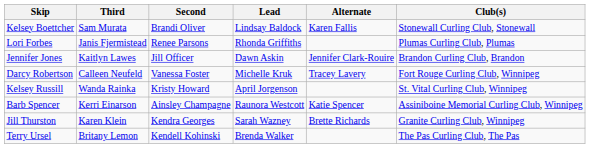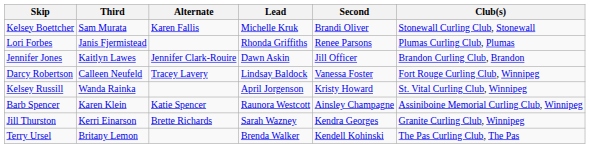columns swapped: (191, 12) <-> (351, 12)
(268, 27) Lindsay Baldock -> (270, 27) Michelle Kruk
(264, 74) Michelle Kruk -> (274, 74) Lindsay Baldock
(107, 105) Kerri Einarson -> (103, 105) Karen Klein
(103, 120) Karen Klein -> (107, 120) Kerri Einarson
